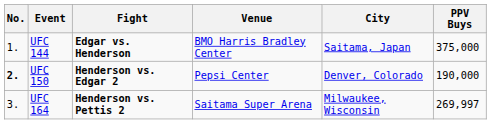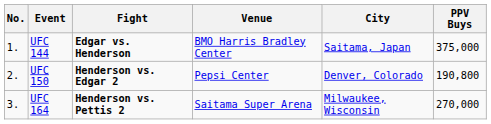(13, 76) bold -> (13, 76) normal
(458, 76) 190,000 -> (458, 76) 190,800
(458, 104) 269,997 -> (458, 104) 270,000
